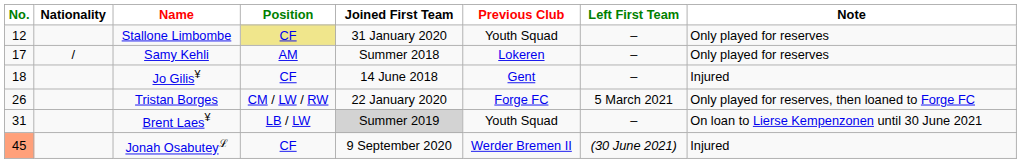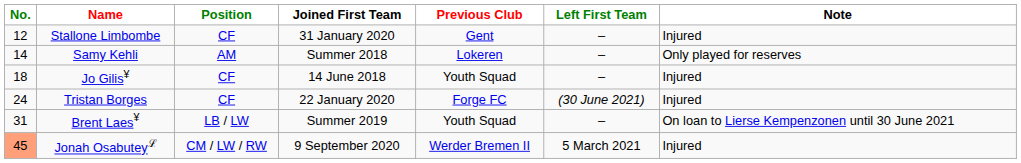- column: (73, 15)
(288, 35) khaki background -> (227, 35) no background
(521, 35) Youth Squad -> (480, 35) Gent
(760, 35) Only played for reserves -> (682, 35) Injured
(19, 55) 17 -> (20, 55) 14
(521, 77) Gent -> (480, 77) Youth Squad
(19, 99) 26 -> (20, 99) 24
(288, 99) CM / LW / RW -> (227, 99) CF
(634, 99) 5 March 2021 -> (601, 99) (30 June 2021)
(833, 99) Only played for reserves, then loaned to Forge FC -> (682, 99) Injured
(399, 121) lightgrey background -> (347, 121) no background
(288, 146) CF -> (227, 146) CM / LW / RW
(634, 146) (30 June 2021) -> (601, 146) 5 March 2021
